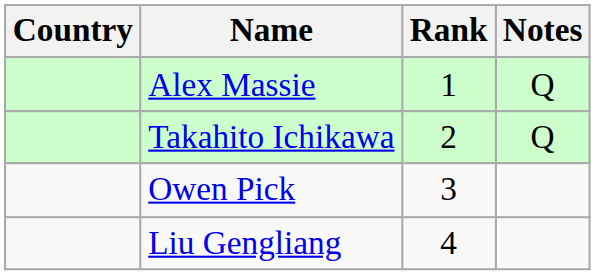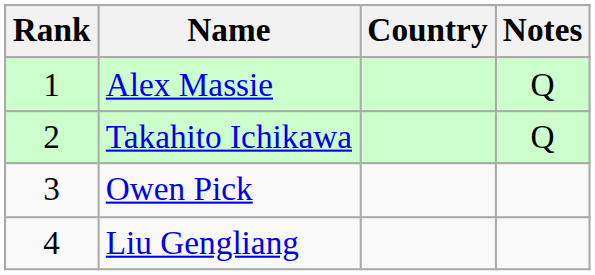columns swapped: (449, 30) <-> (73, 30)
